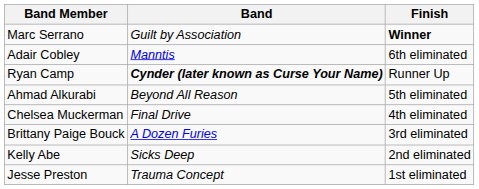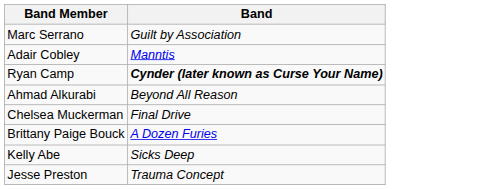- column: (430, 14)
